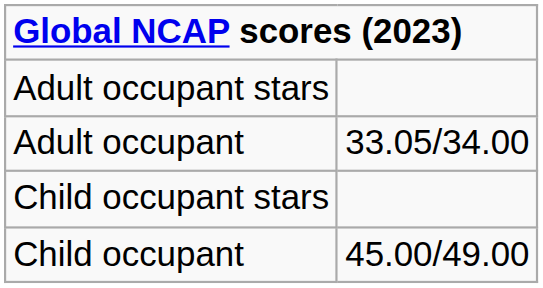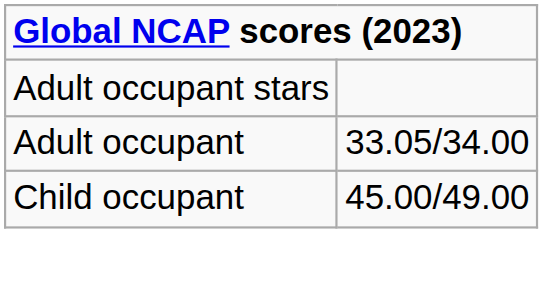- row: (171, 198)
